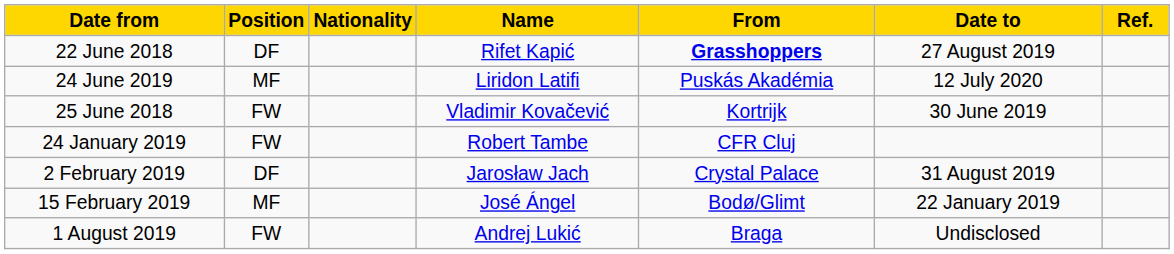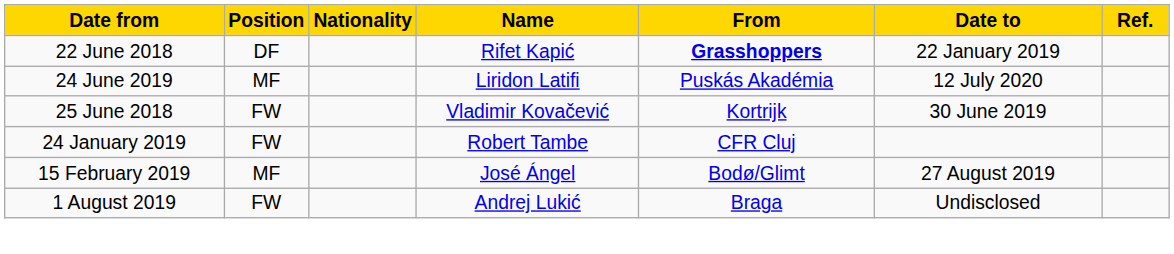(988, 51) 27 August 2019 -> (988, 51) 22 January 2019
- row: (114, 173)
(988, 203) 22 January 2019 -> (988, 173) 27 August 2019
